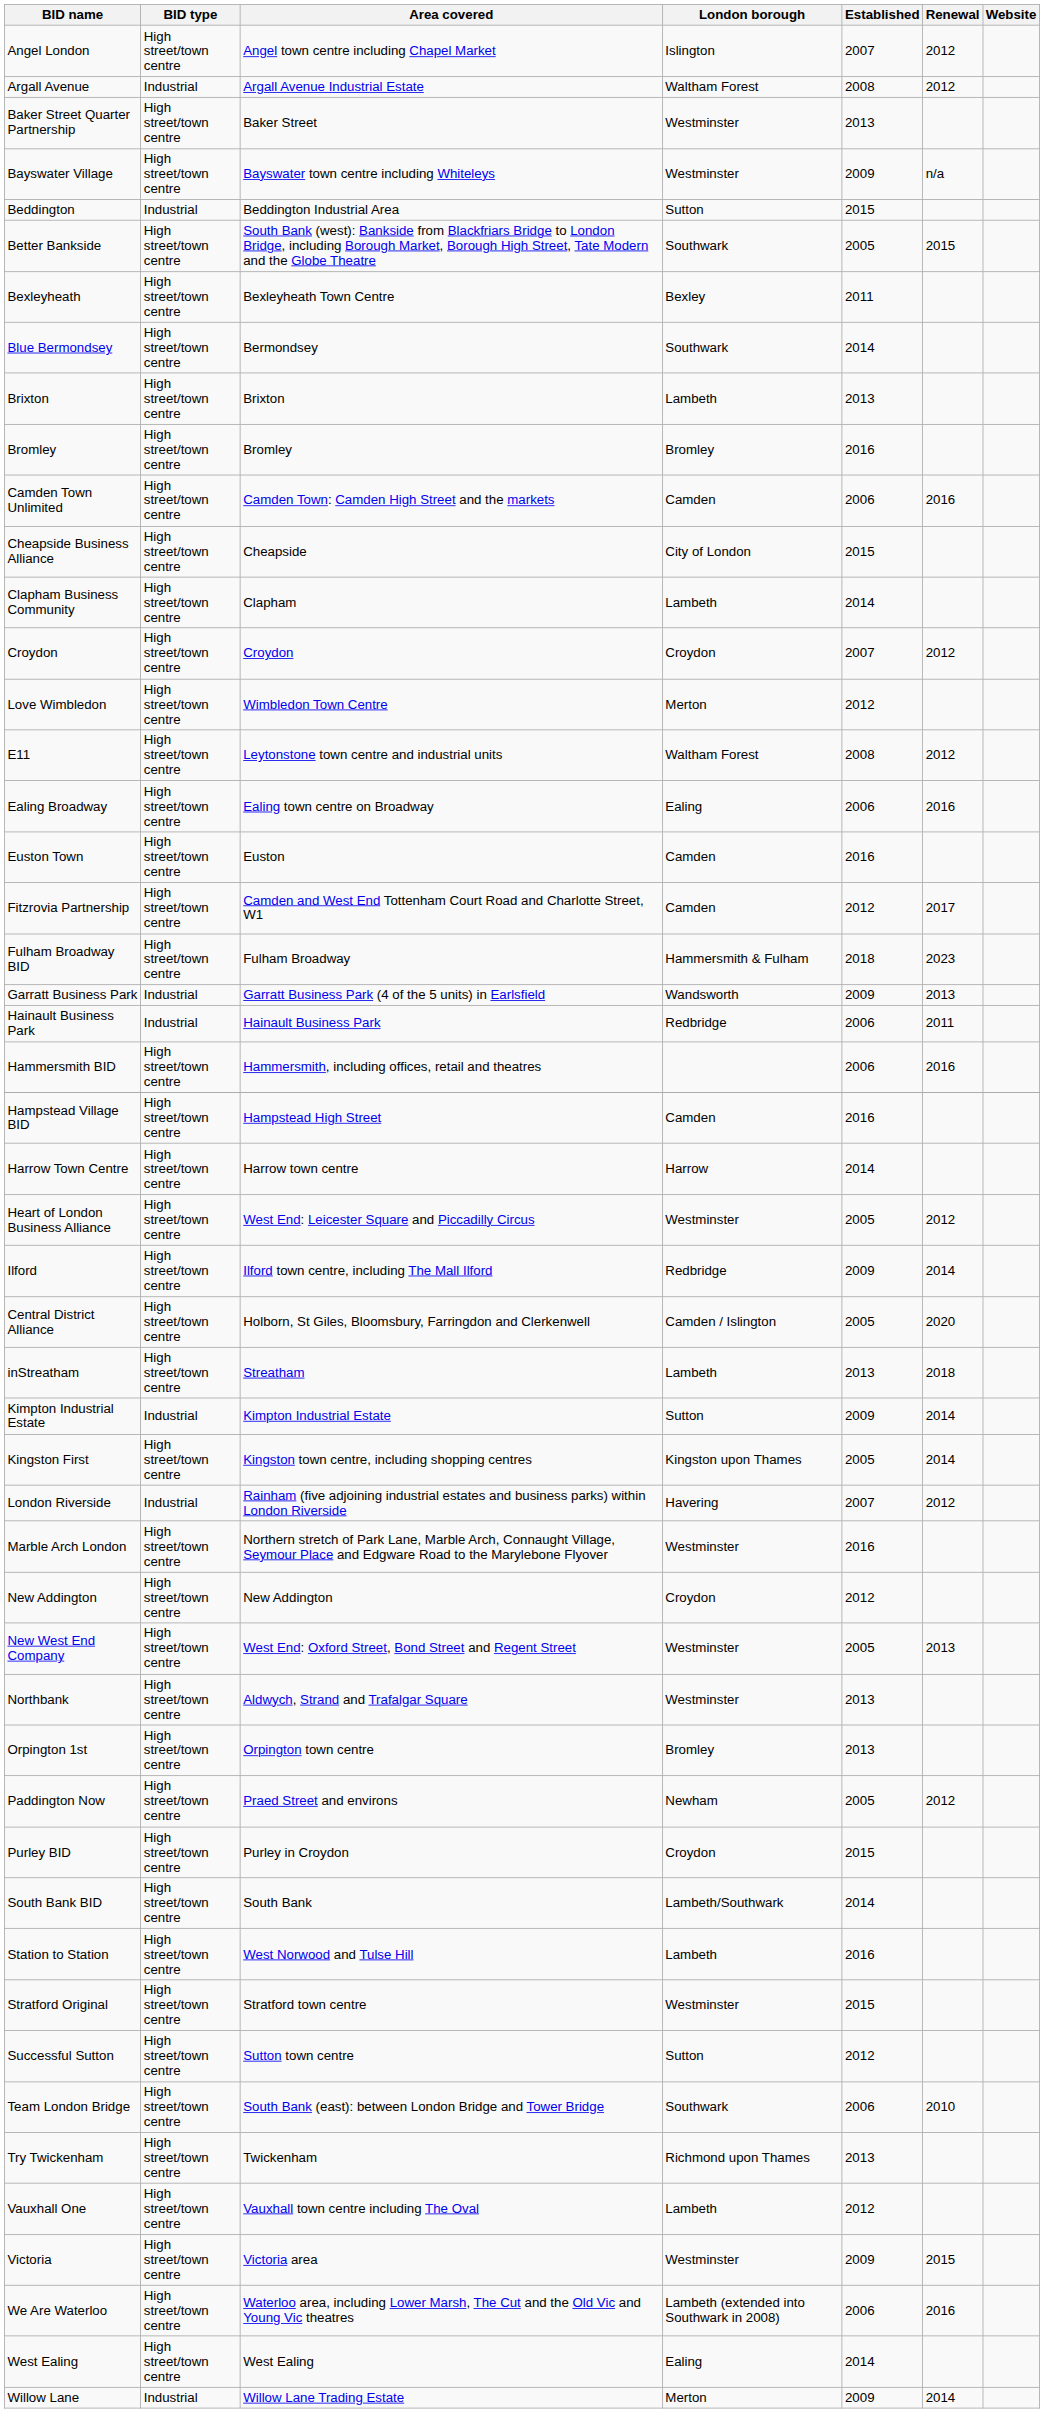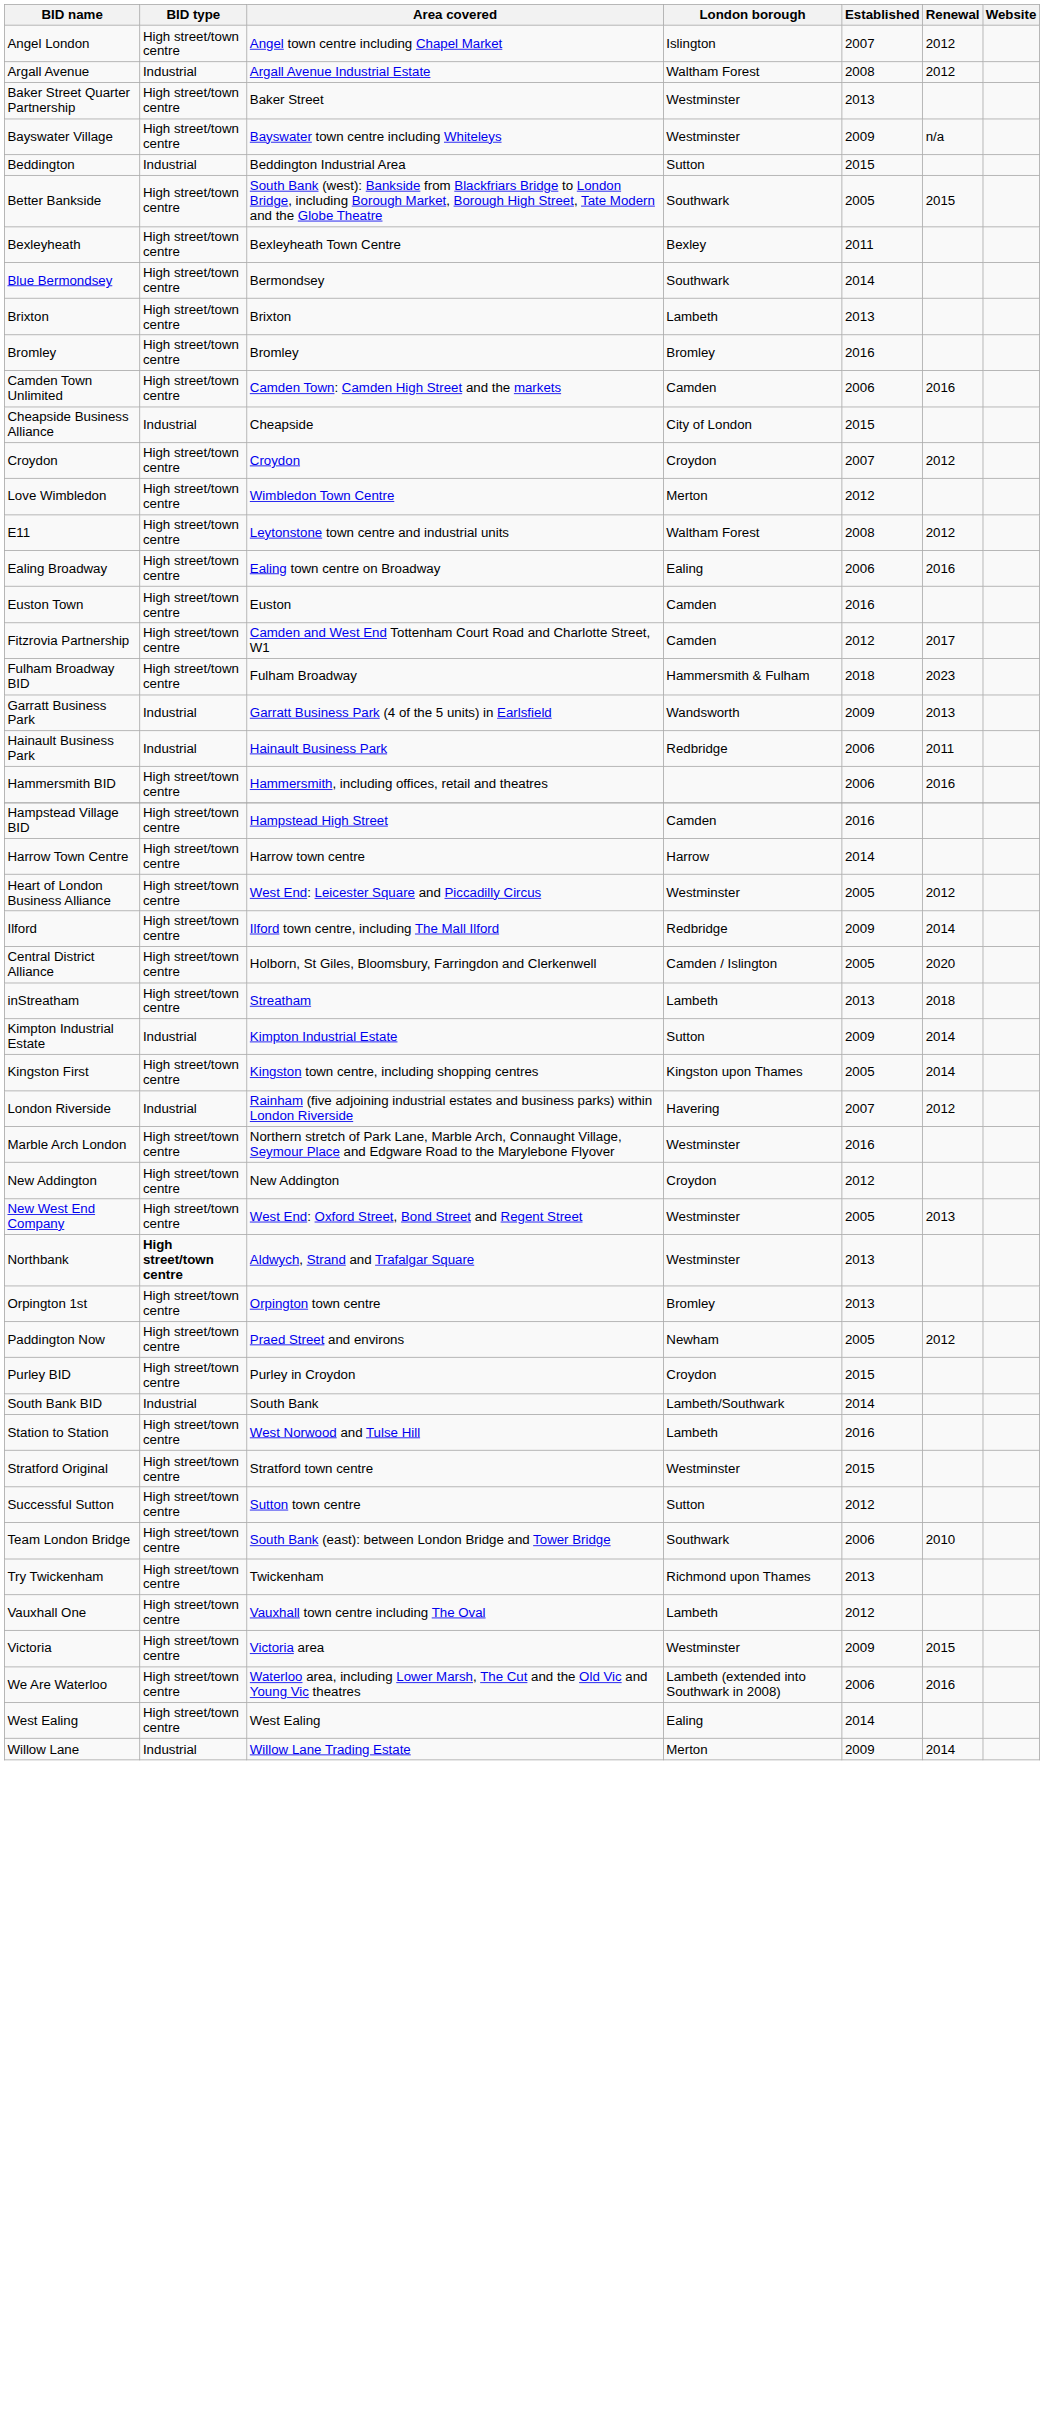(176, 551) High street/town centre -> (170, 424) Industrial
- row: (63, 602)
(176, 1699) normal -> (178, 1260) bold
(176, 1903) High street/town centre -> (170, 1404) Industrial
